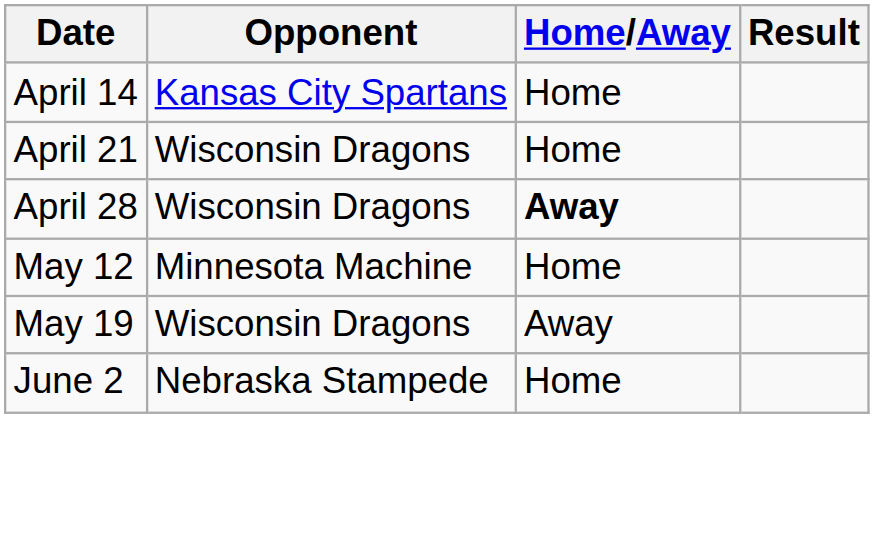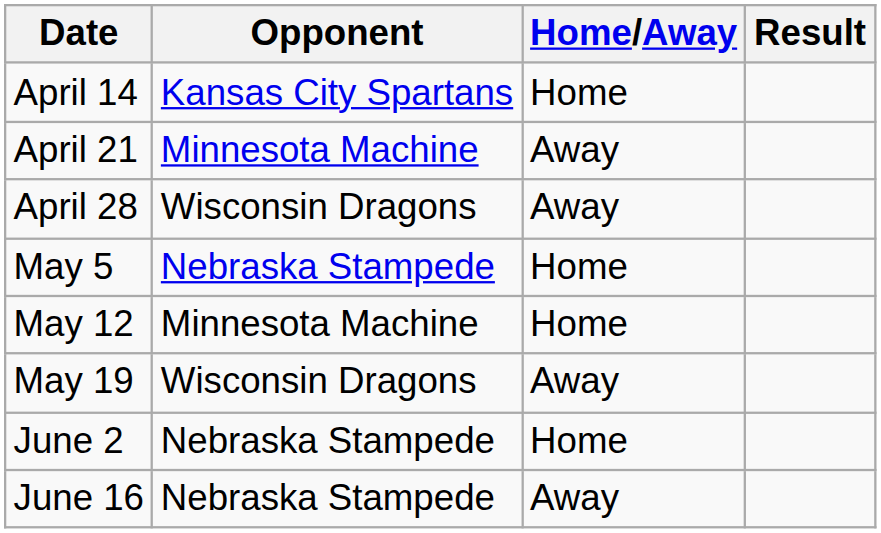(313, 149) Wisconsin Dragons -> (320, 149) Minnesota Machine
(573, 149) Home -> (575, 149) Away
(571, 207) bold -> (575, 207) normal
+ row: (63, 265)
+ row: (79, 498)
